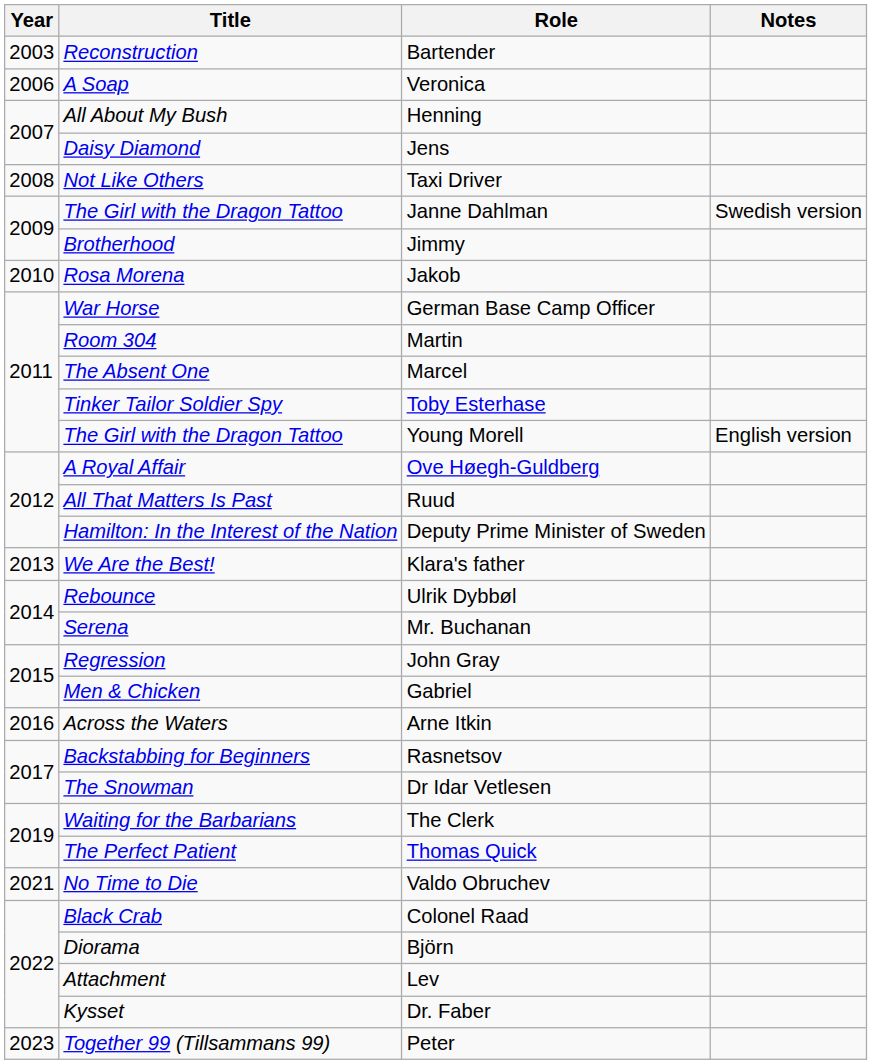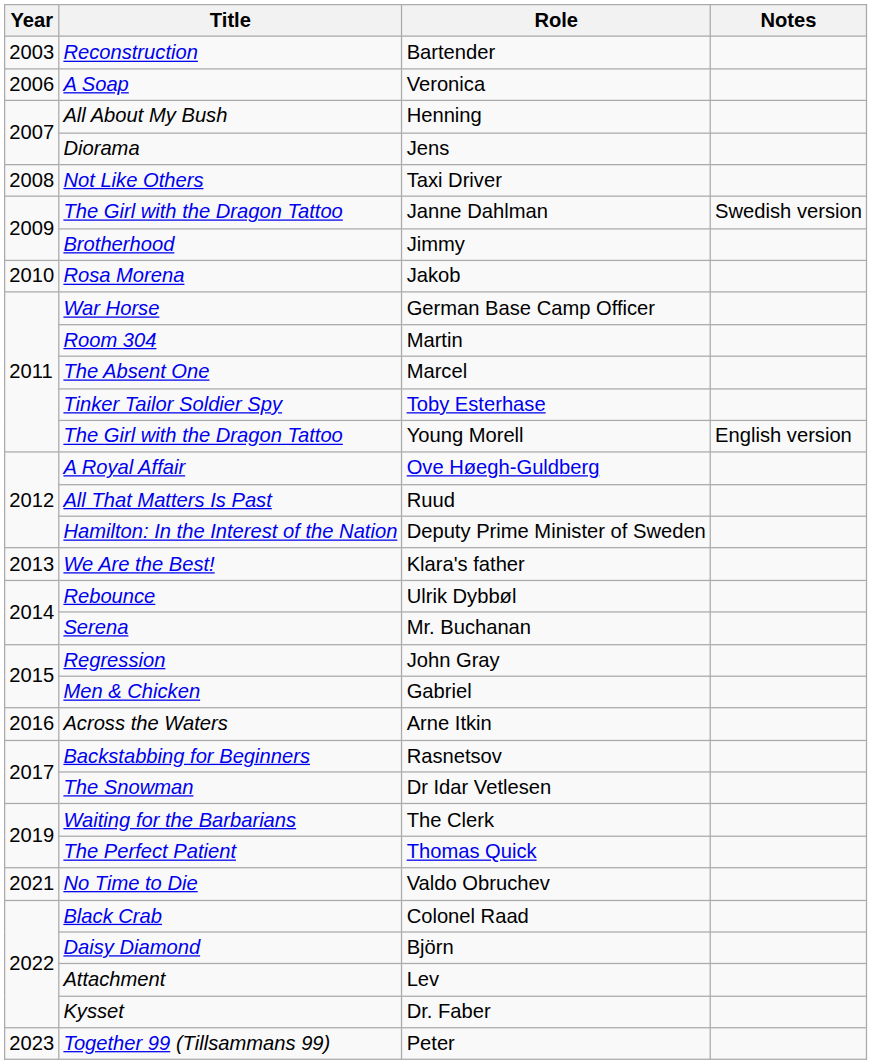(132, 148) Daisy Diamond -> (102, 148) Diorama
(102, 947) Diorama -> (132, 947) Daisy Diamond
